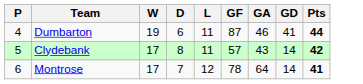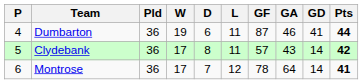+ column: (153, 13)
